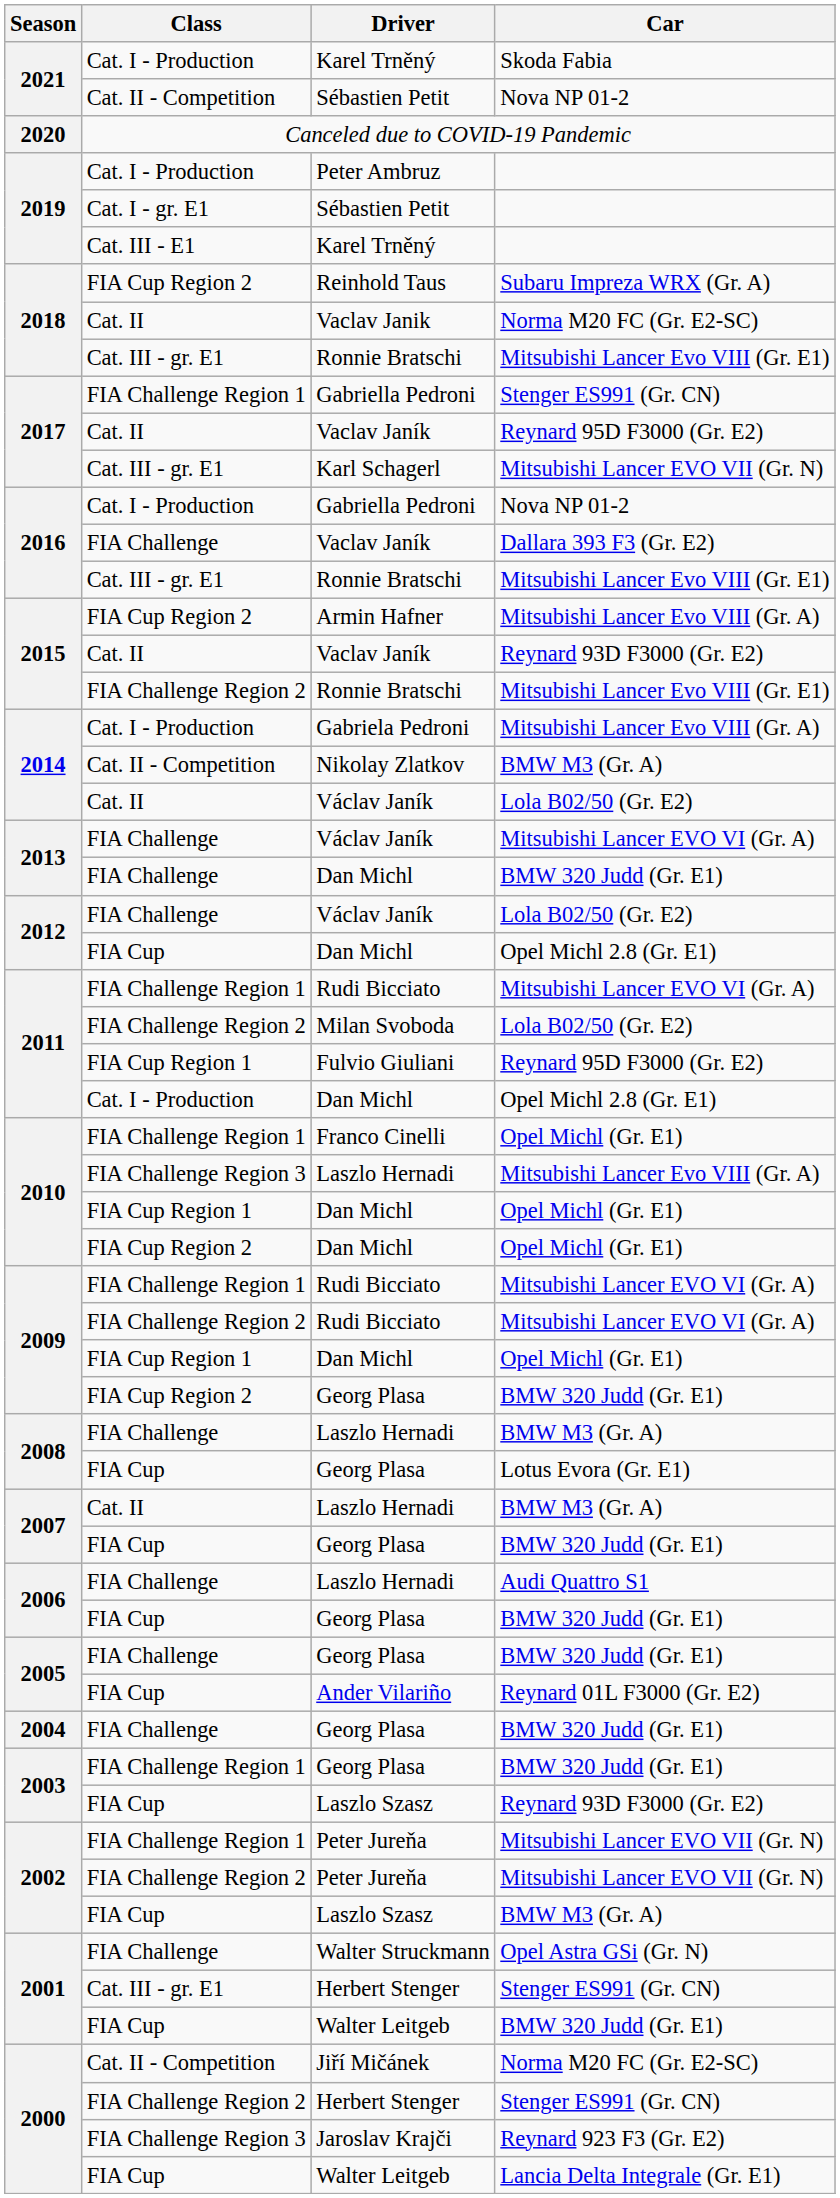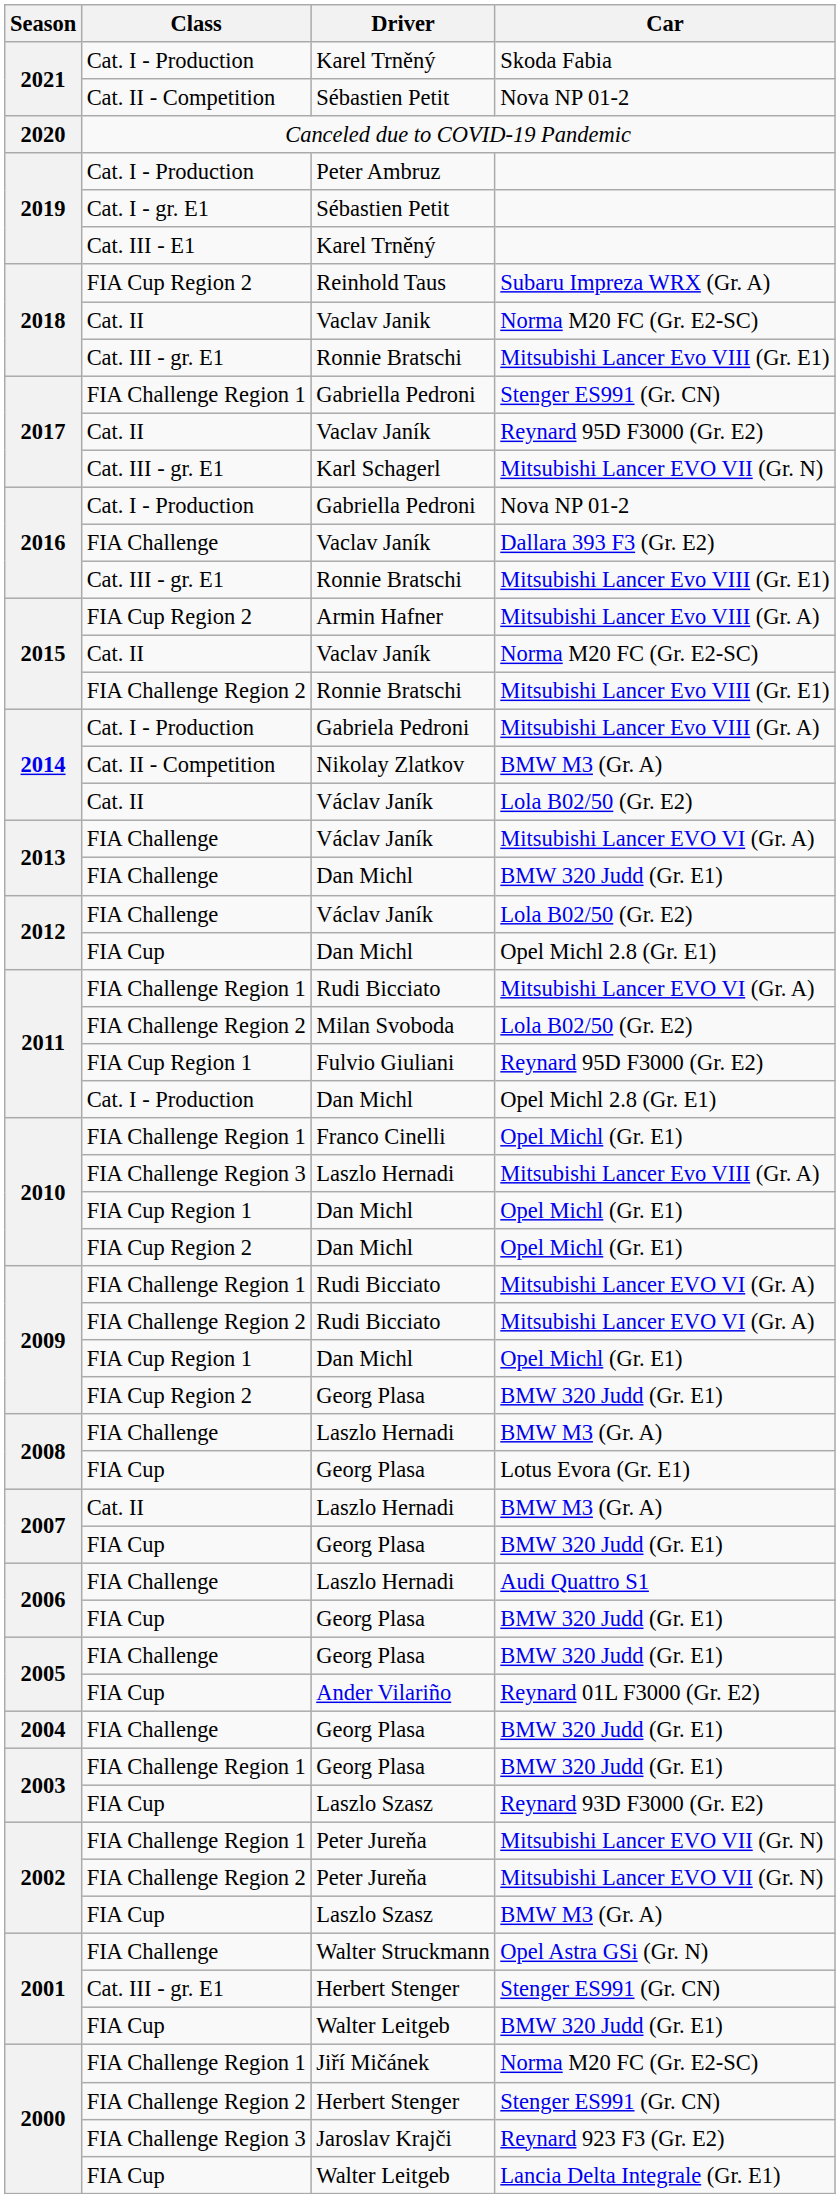(632, 653) Reynard 93D F3000 (Gr. E2) -> (629, 653) Norma M20 FC (Gr. E2-SC)
(181, 2063) Cat. II - Competition -> (196, 2063) FIA Challenge Region 1
